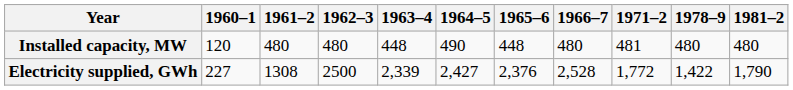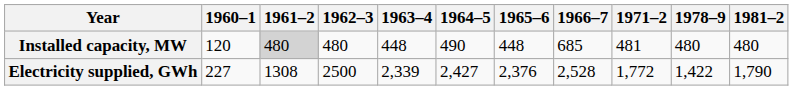(277, 44) no background -> (277, 44) lightgrey background
(570, 44) 480 -> (570, 44) 685
